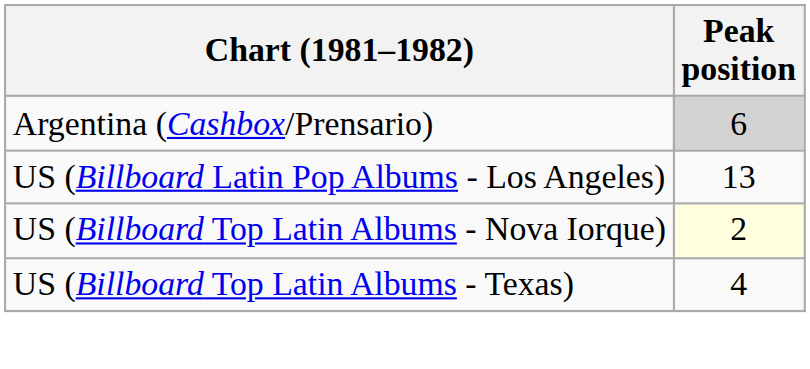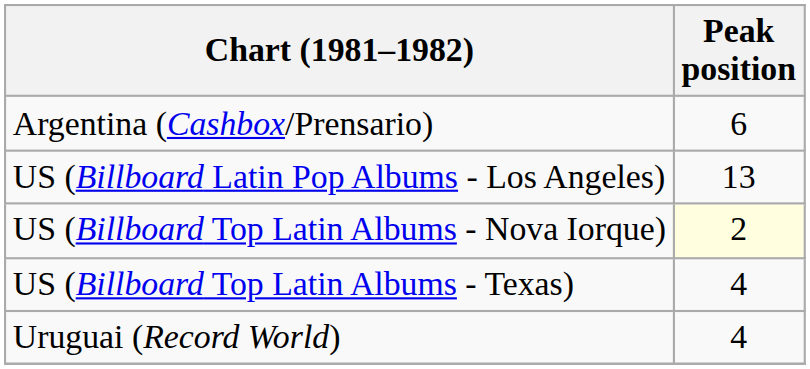(739, 122) lightgrey background -> (739, 122) no background
+ row: (177, 336)
